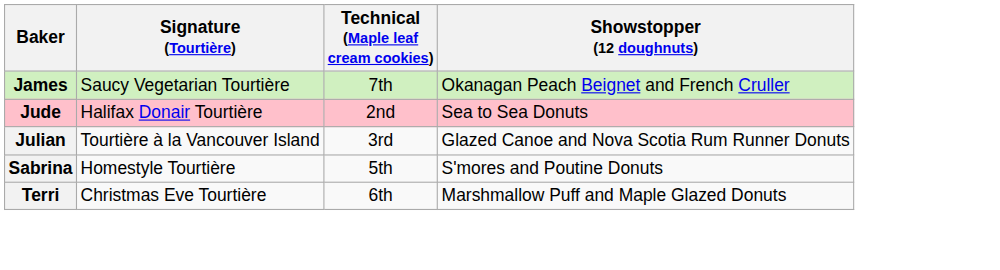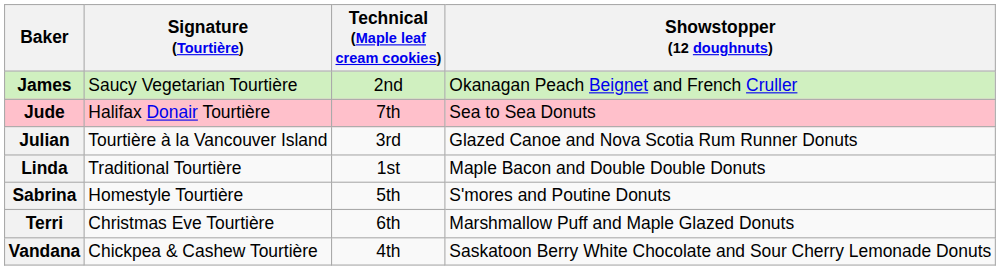(381, 85) 7th -> (388, 85) 2nd
(381, 112) 2nd -> (388, 112) 7th
+ row: (44, 168)
+ row: (44, 251)
